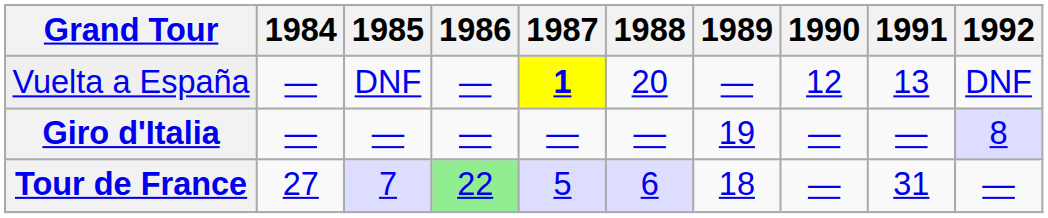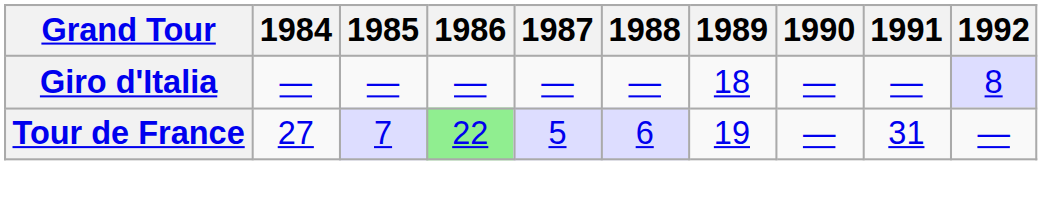- row: (131, 81)
(737, 133) 19 -> (732, 81) 18
(737, 184) 18 -> (732, 133) 19
